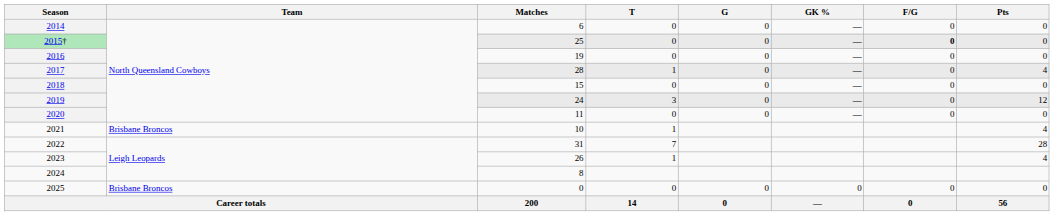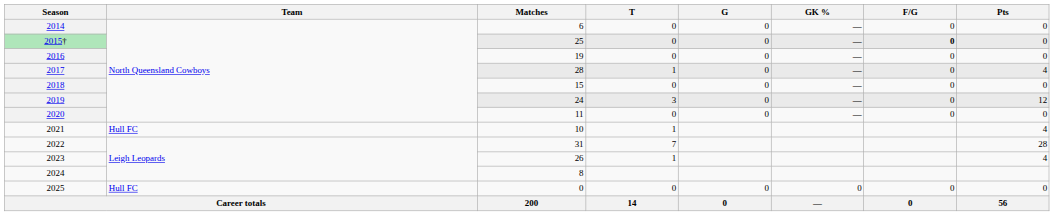(141, 130) Brisbane Broncos -> (123, 130) Hull FC
(141, 188) Brisbane Broncos -> (123, 188) Hull FC
